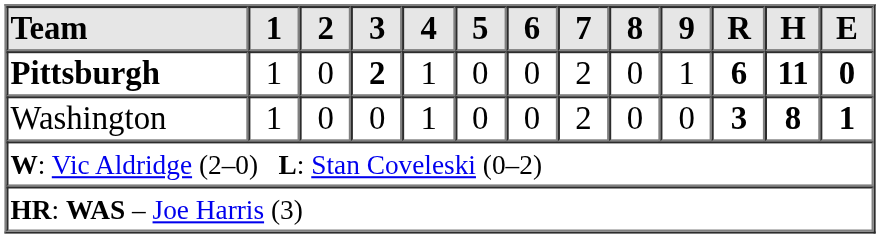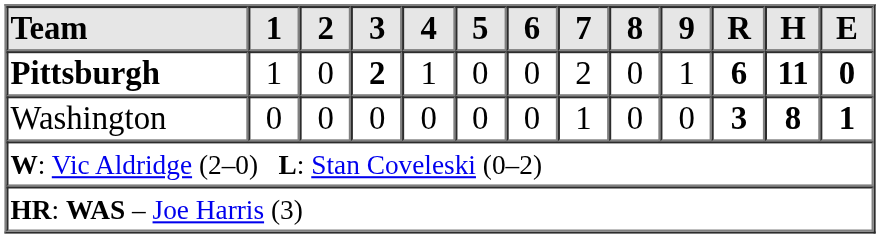(274, 118) 1 -> (274, 118) 0
(429, 118) 1 -> (429, 118) 0
(583, 118) 2 -> (583, 118) 1
